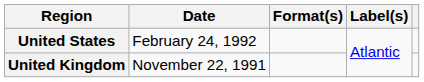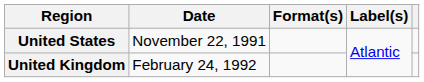(194, 40) February 24, 1992 -> (199, 40) November 22, 1991
(199, 64) November 22, 1991 -> (194, 64) February 24, 1992
